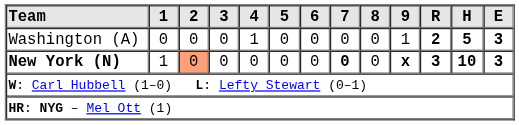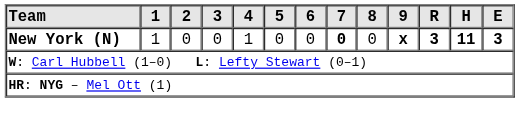- row: (74, 39)
(194, 62) lightsalmon background -> (186, 39) no background
(254, 62) 0 -> (248, 39) 1
(467, 62) 10 -> (466, 39) 11
